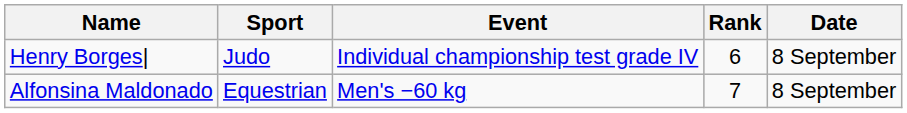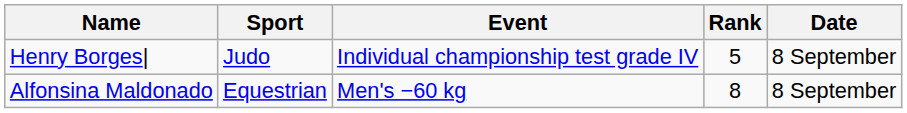(735, 57) 6 -> (735, 57) 5
(735, 91) 7 -> (735, 91) 8
